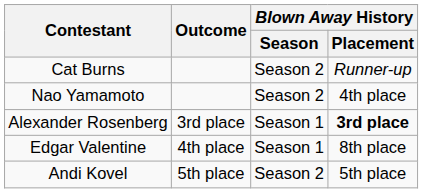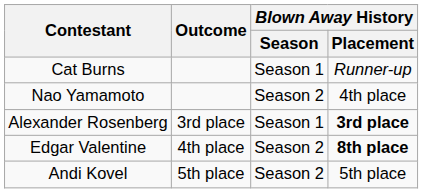(289, 69) Season 2 -> (289, 69) Season 1
(289, 148) Season 1 -> (289, 148) Season 2
(373, 148) normal -> (373, 148) bold
